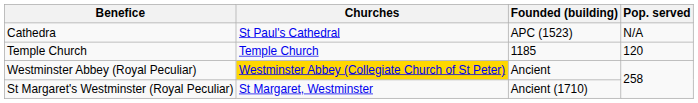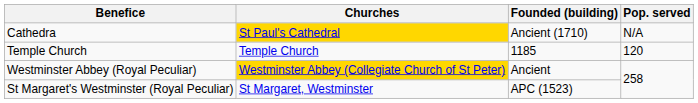(289, 32) no background -> (289, 32) gold background
(542, 32) APC (1523) -> (549, 32) Ancient (1710)
(549, 88) Ancient (1710) -> (542, 88) APC (1523)
